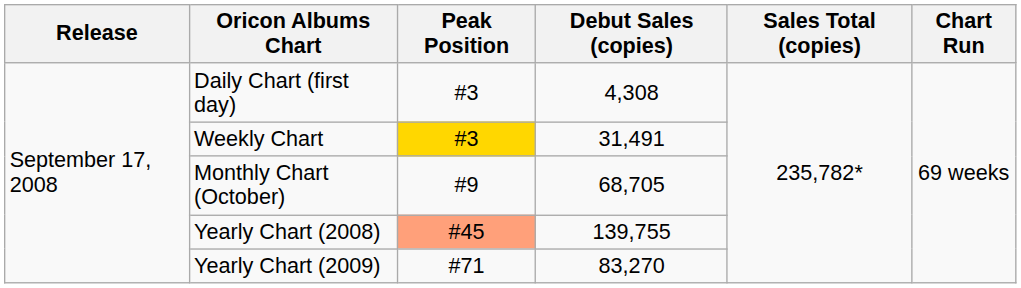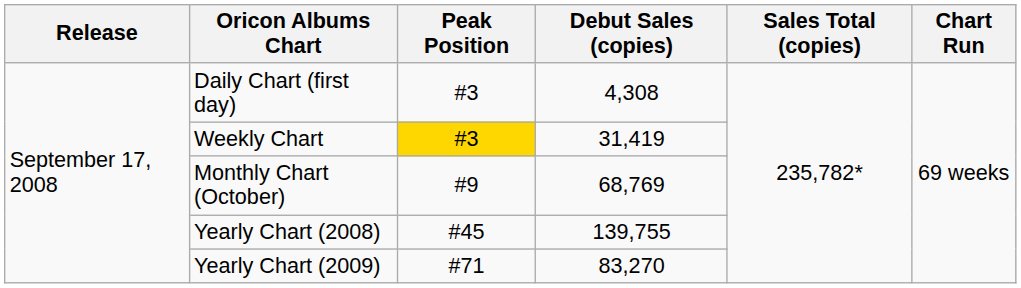(632, 138) 31,491 -> (632, 138) 31,419
(632, 185) 68,705 -> (632, 185) 68,769
(467, 231) lightsalmon background -> (467, 231) no background
